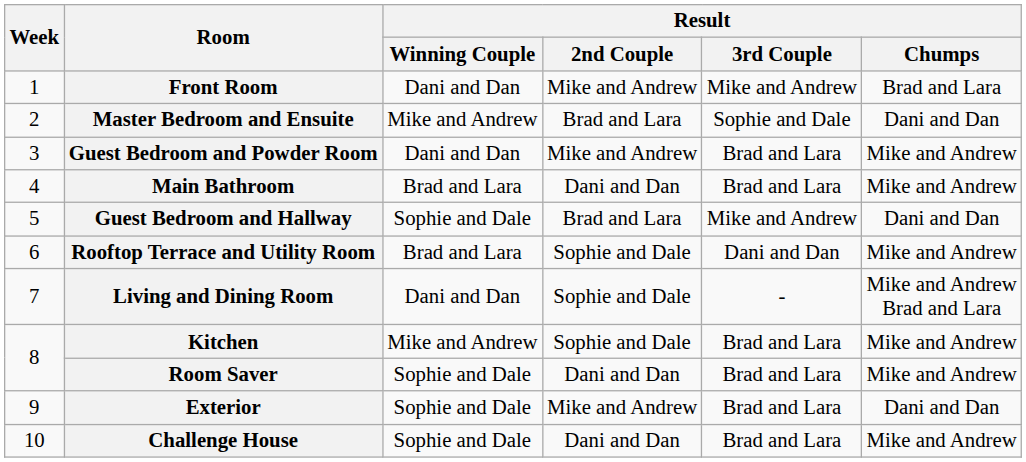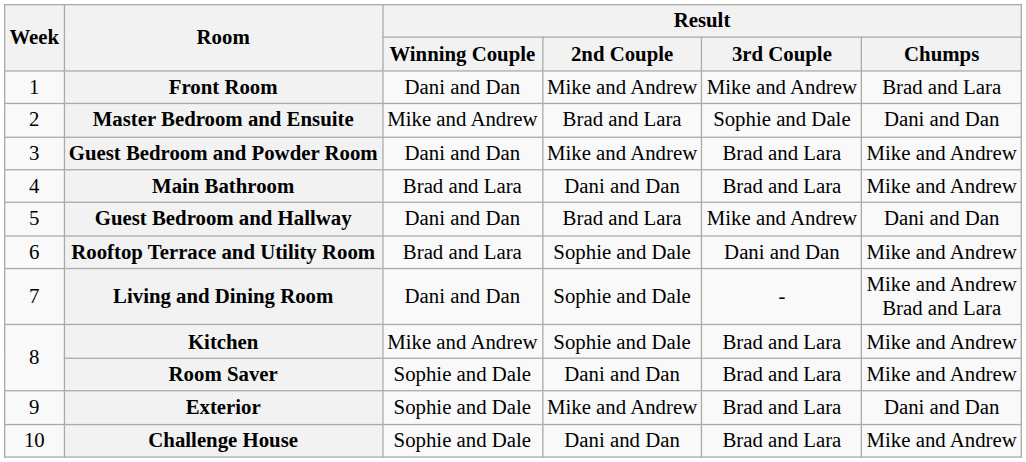(462, 218) Sophie and Dale -> (462, 218) Dani and Dan
